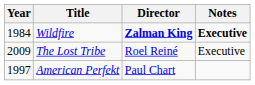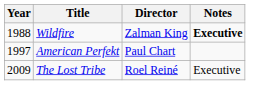(19, 32) 1984 -> (19, 32) 1988
(159, 32) bold -> (156, 32) normal
rows swapped: (78, 70) <-> (71, 51)
